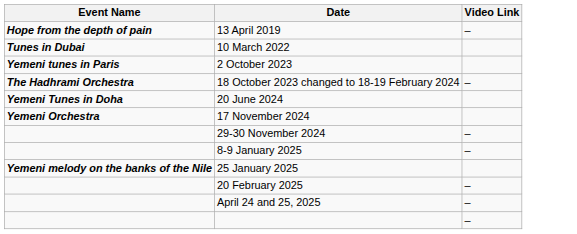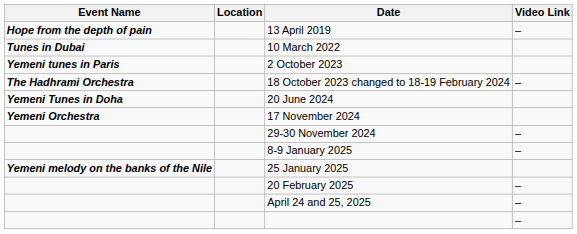+ column: (240, 13)
